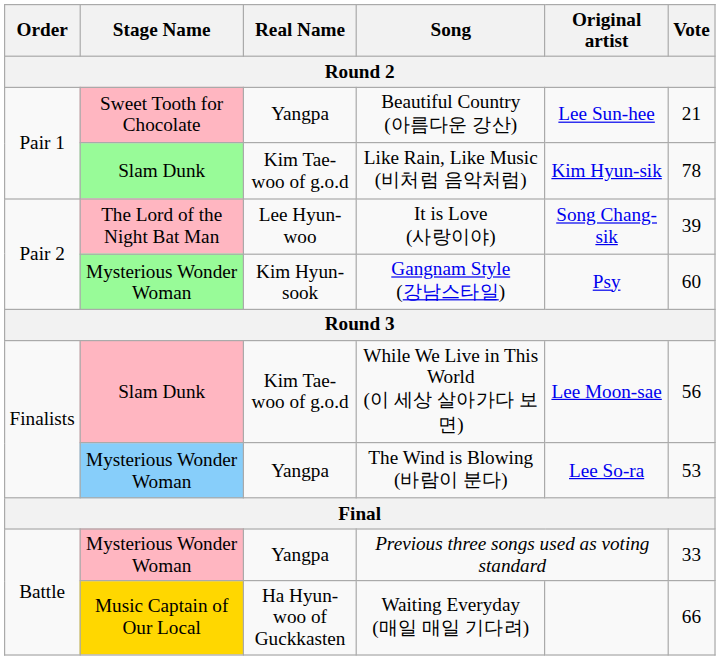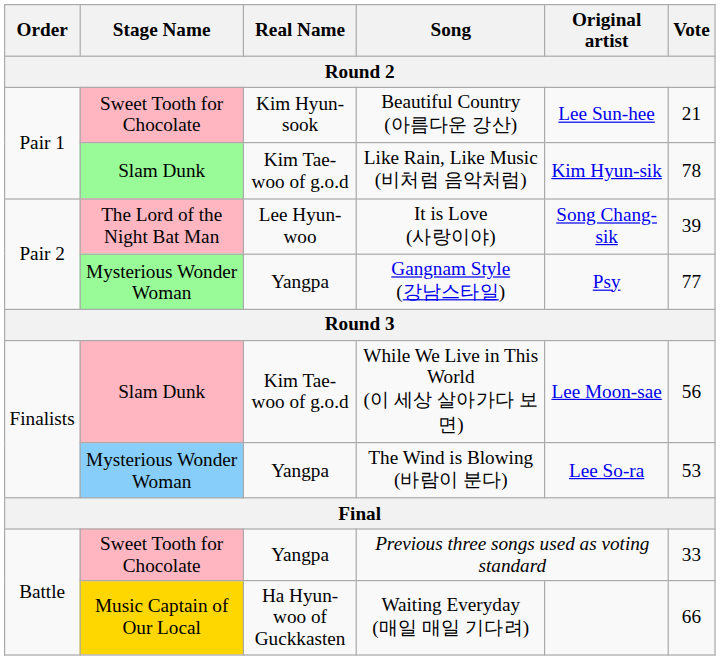(300, 114) Yangpa -> (300, 114) Kim Hyun-sook
(300, 281) Kim Hyun-sook -> (300, 281) Yangpa
(691, 281) 60 -> (691, 281) 77
(162, 554) Mysterious Wonder Woman -> (162, 554) Sweet Tooth for Chocolate
